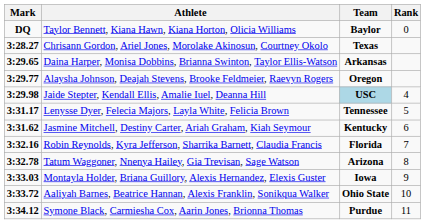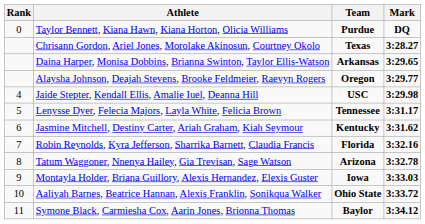columns swapped: (406, 12) <-> (23, 12)
(366, 29) Baylor -> (358, 29) Purdue
(366, 95) lightblue background -> (358, 95) no background
(366, 210) Purdue -> (358, 210) Baylor
